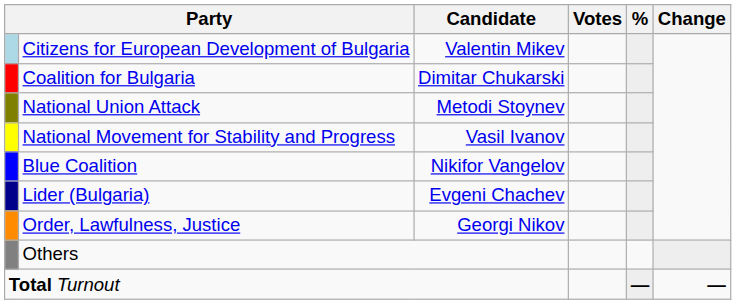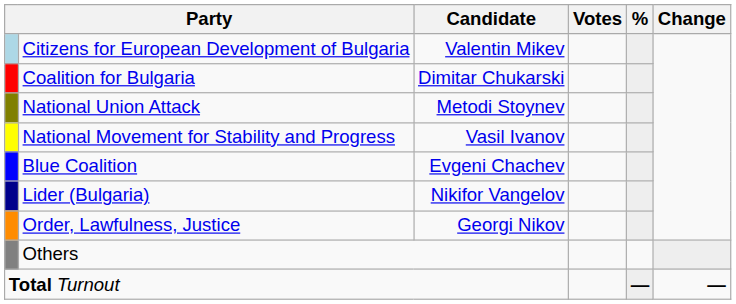(498, 166) Nikifor Vangelov -> (497, 166) Evgeni Chachev
(497, 195) Evgeni Chachev -> (498, 195) Nikifor Vangelov
